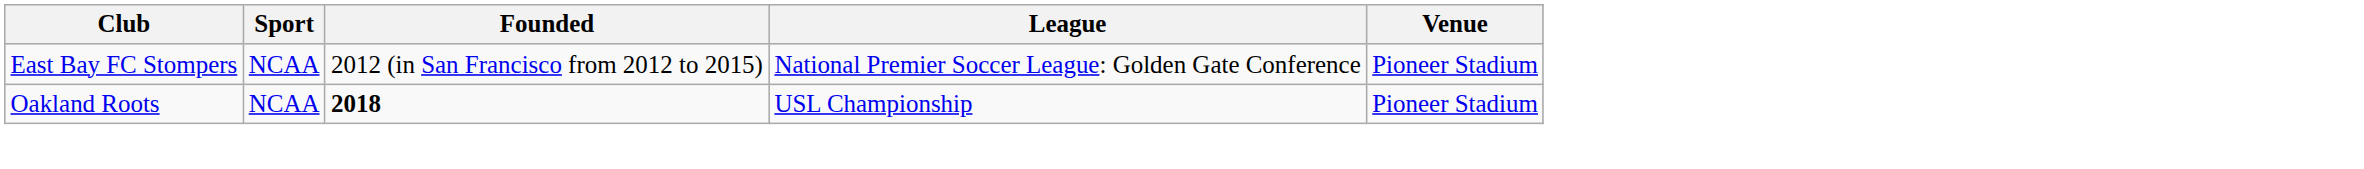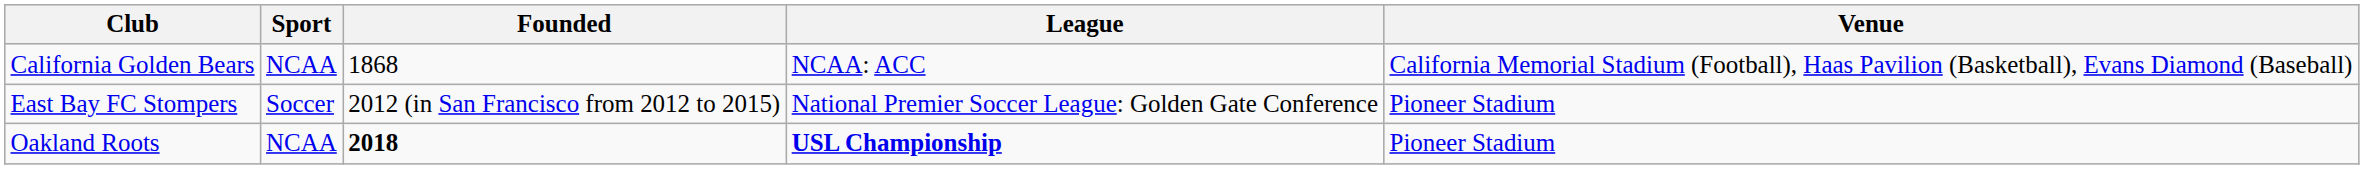+ row: (133, 63)
(284, 63) NCAA -> (300, 103) Soccer
(873, 103) normal -> (897, 143) bold
